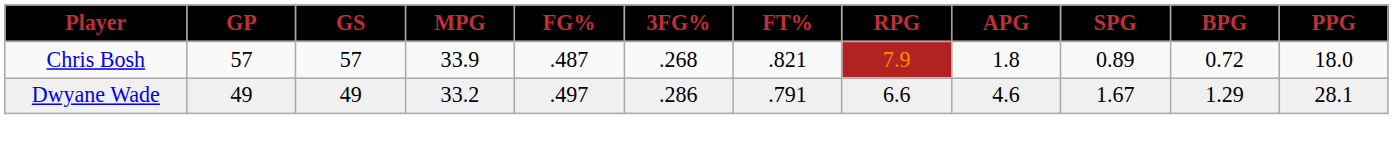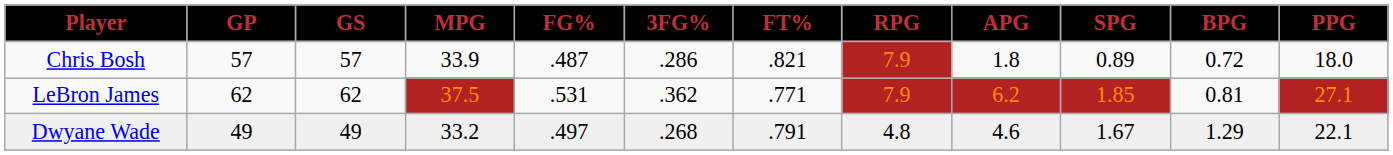(678, 59) .268 -> (678, 59) .286
+ row: (96, 95)
(678, 95) .286 -> (678, 132) .268
(897, 95) 6.6 -> (897, 132) 4.8
(1334, 95) 28.1 -> (1334, 132) 22.1
